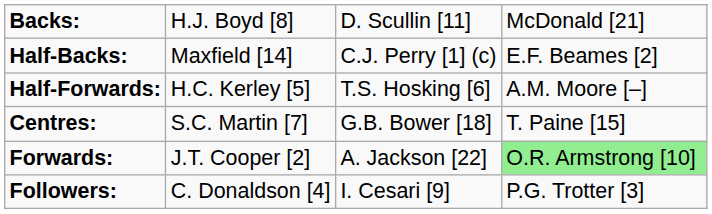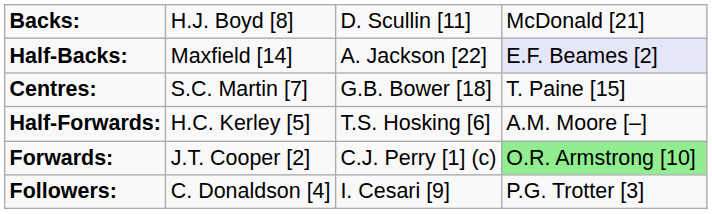(418, 55) C.J. Perry [1] (c) -> (414, 55) A. Jackson [22]
(585, 55) no background -> (585, 55) lavender background
rows swapped: (53, 123) <-> (85, 89)
(414, 157) A. Jackson [22] -> (418, 157) C.J. Perry [1] (c)
